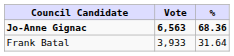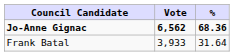(171, 28) 6,563 -> (171, 28) 6,562
